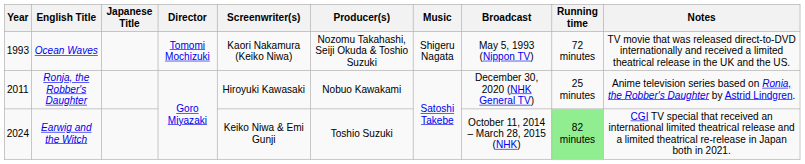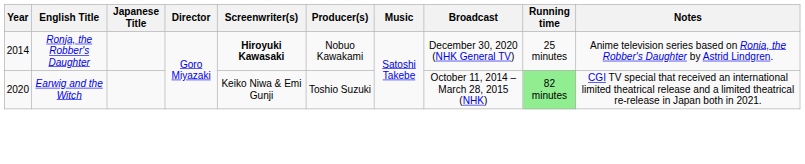- row: (66, 51)
(18, 89) 2011 -> (18, 51) 2014
(264, 89) normal -> (261, 51) bold
(18, 134) 2024 -> (18, 89) 2020
